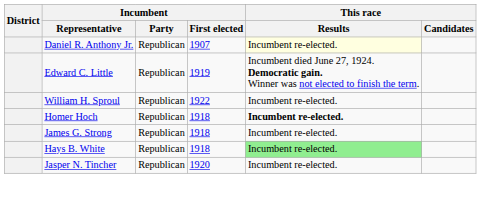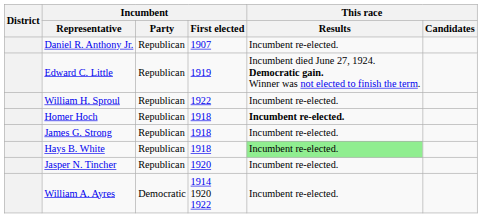(293, 45) lightyellow background -> (294, 45) no background
+ row: (80, 193)
